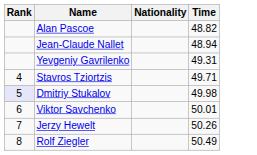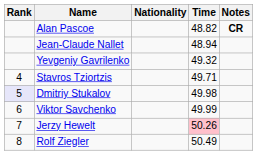+ column: (236, 12)
(204, 61) 49.31 -> (204, 61) 49.32
(204, 110) 50.01 -> (204, 110) 49.99
(204, 126) no background -> (204, 126) pink background
